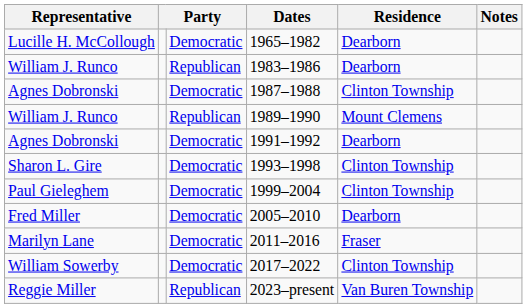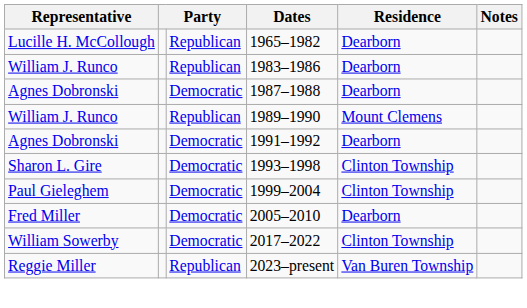(206, 41) Democratic -> (205, 41) Republican
(398, 91) Clinton Township -> (371, 91) Dearborn
- row: (285, 240)
